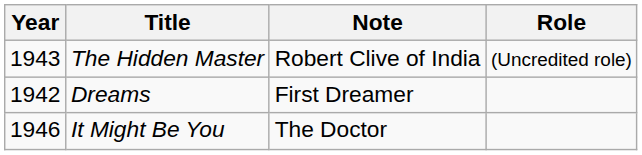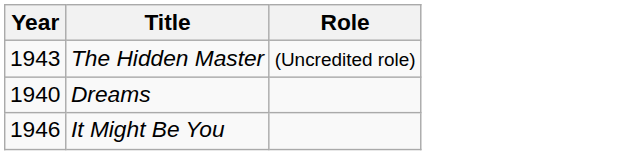- column: (378, 22)
(35, 94) 1942 -> (35, 94) 1940
